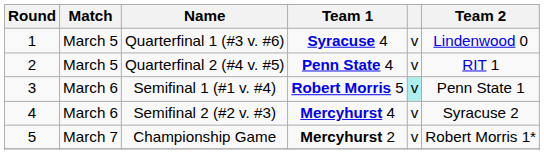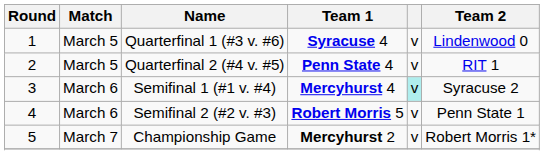(348, 88) Robert Morris 5 -> (348, 88) Mercyhurst 4
(481, 88) Penn State 1 -> (481, 88) Syracuse 2
(348, 112) Mercyhurst 4 -> (348, 112) Robert Morris 5
(481, 112) Syracuse 2 -> (481, 112) Penn State 1
